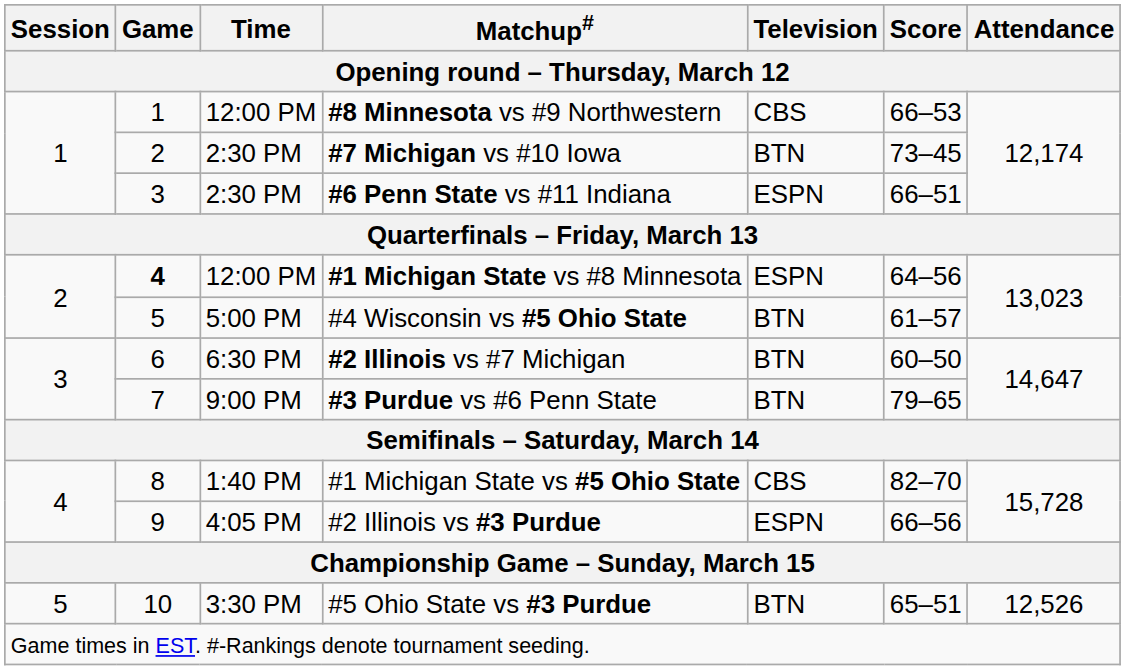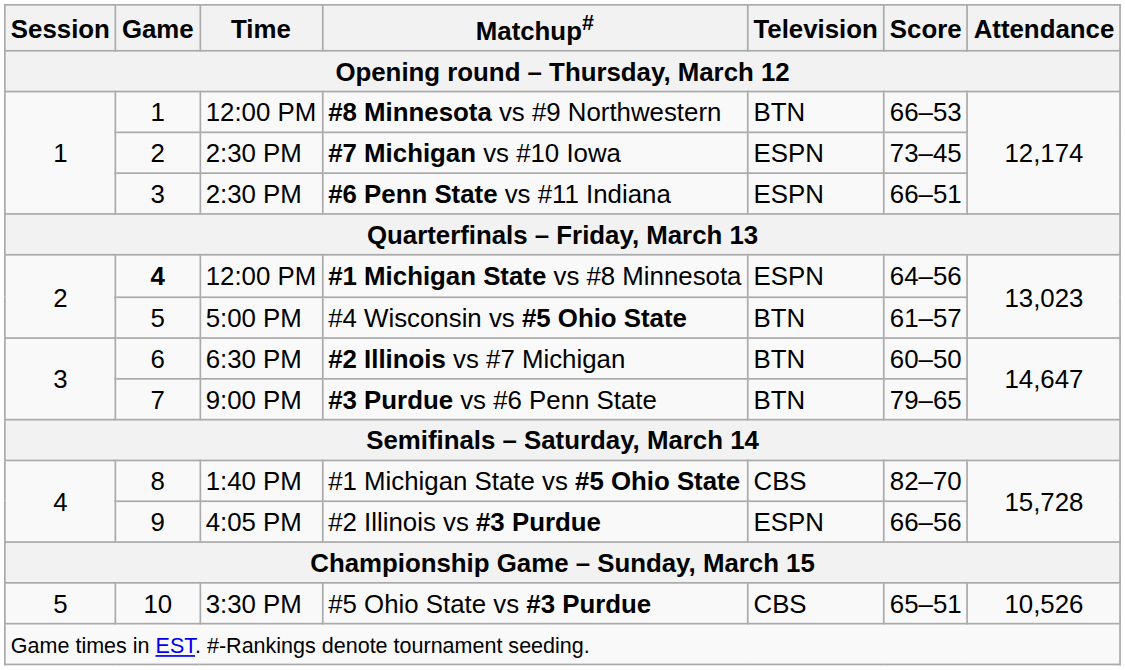(780, 113) CBS -> (779, 113) BTN
(779, 153) BTN -> (789, 153) ESPN
(779, 603) BTN -> (780, 603) CBS
(1044, 603) 12,526 -> (1044, 603) 10,526
